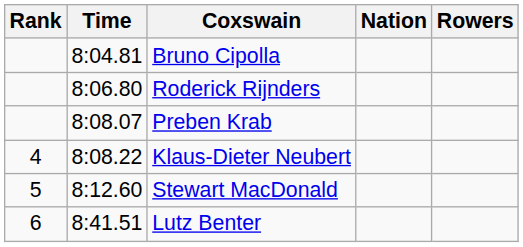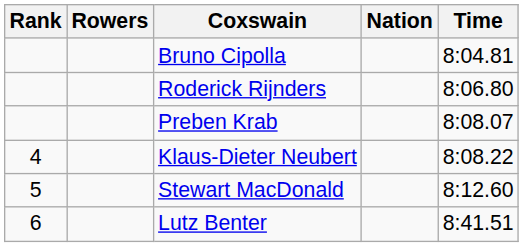columns swapped: (475, 21) <-> (107, 21)
